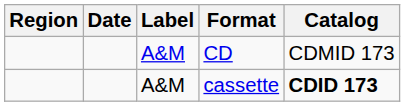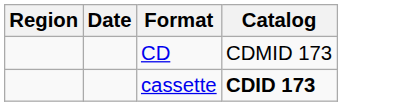- column: (168, 20)
